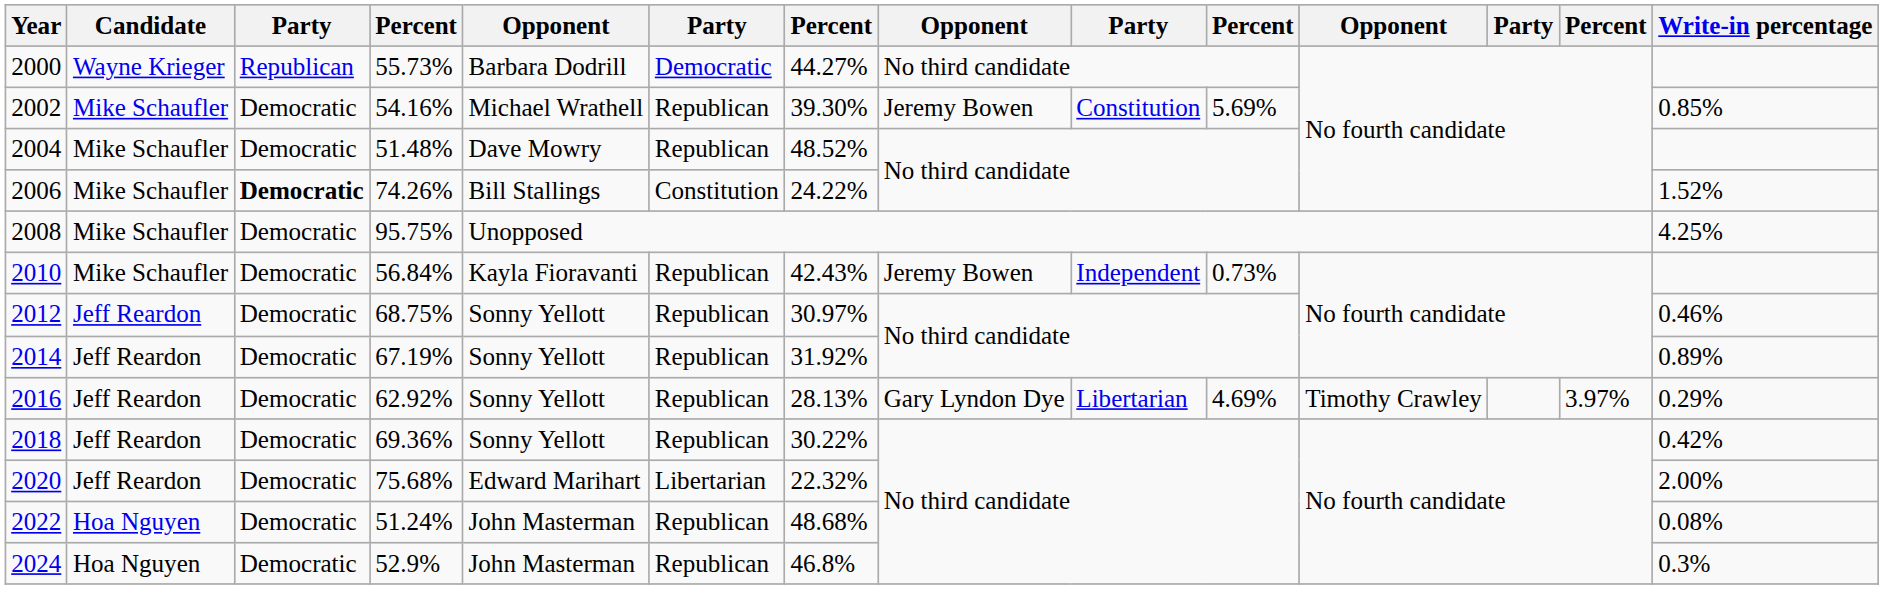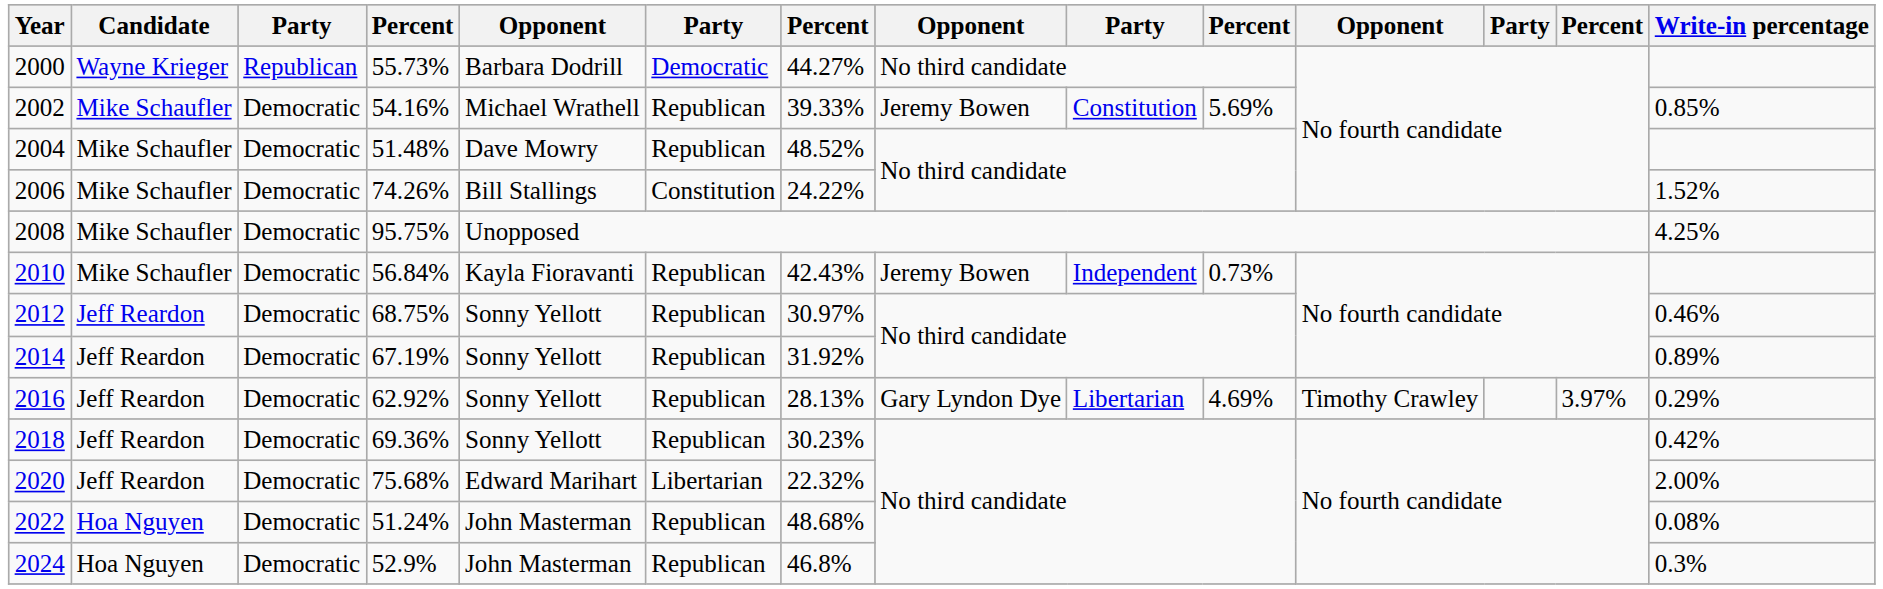(829, 107) 39.30% -> (826, 107) 39.33%
(302, 190) bold -> (302, 190) normal
(829, 438) 30.22% -> (826, 438) 30.23%
